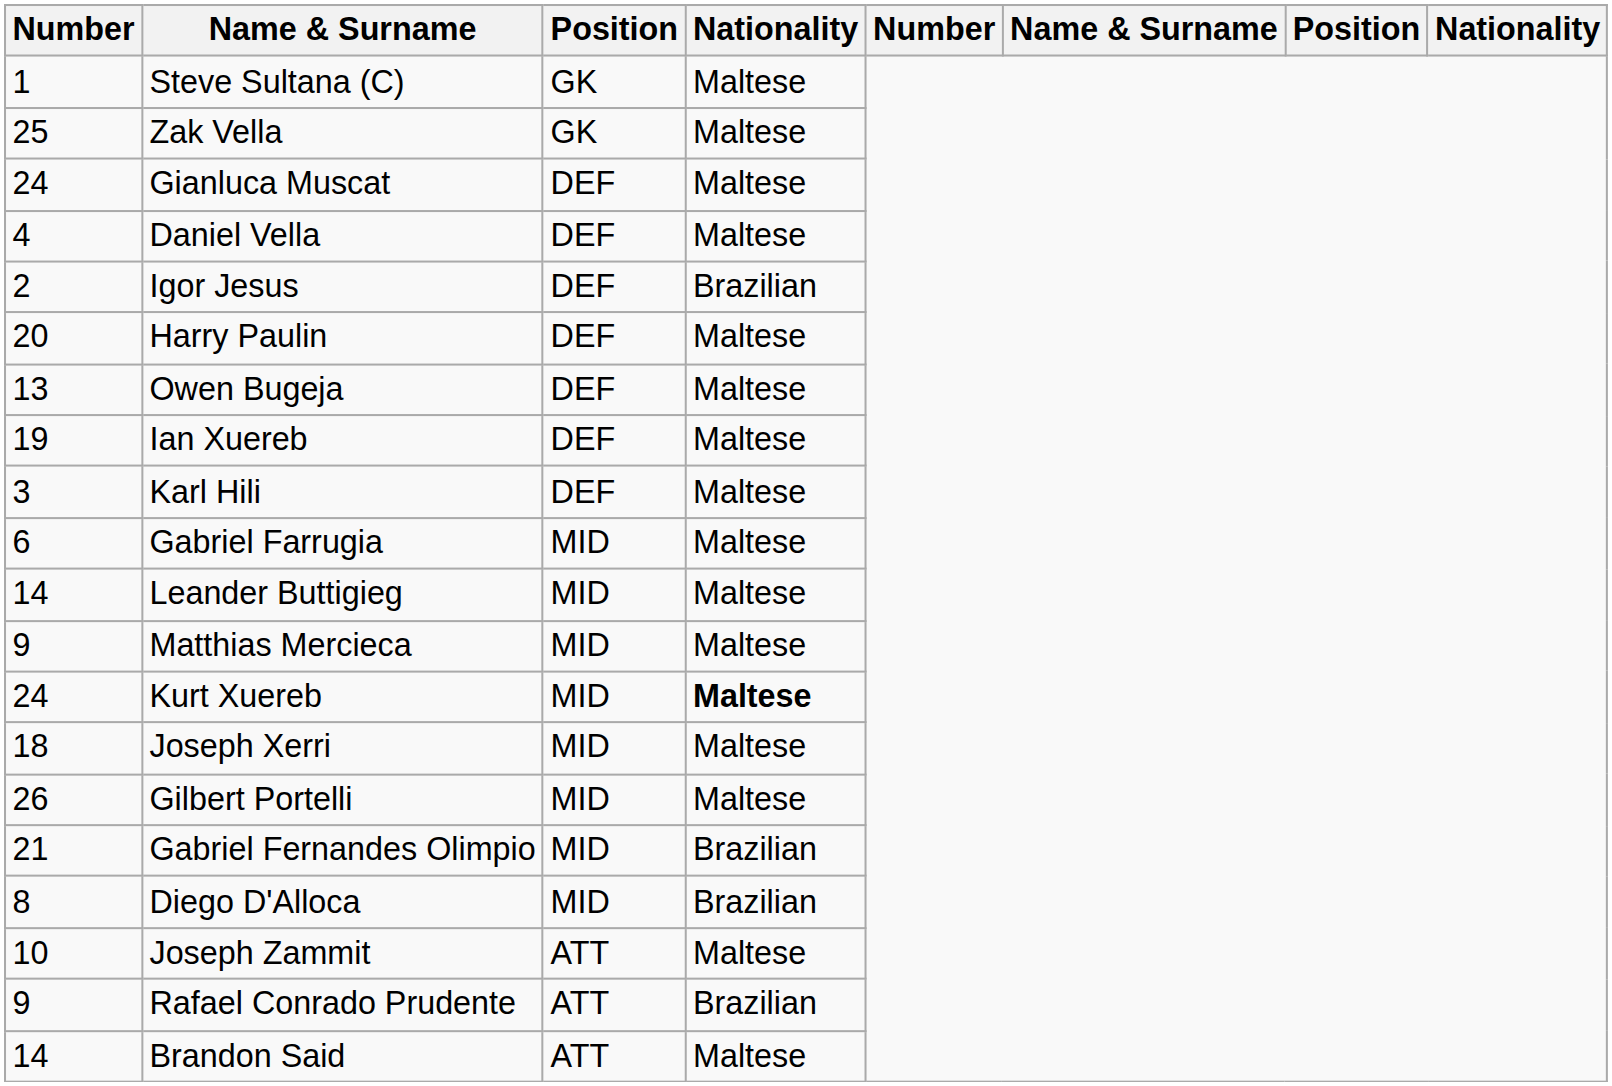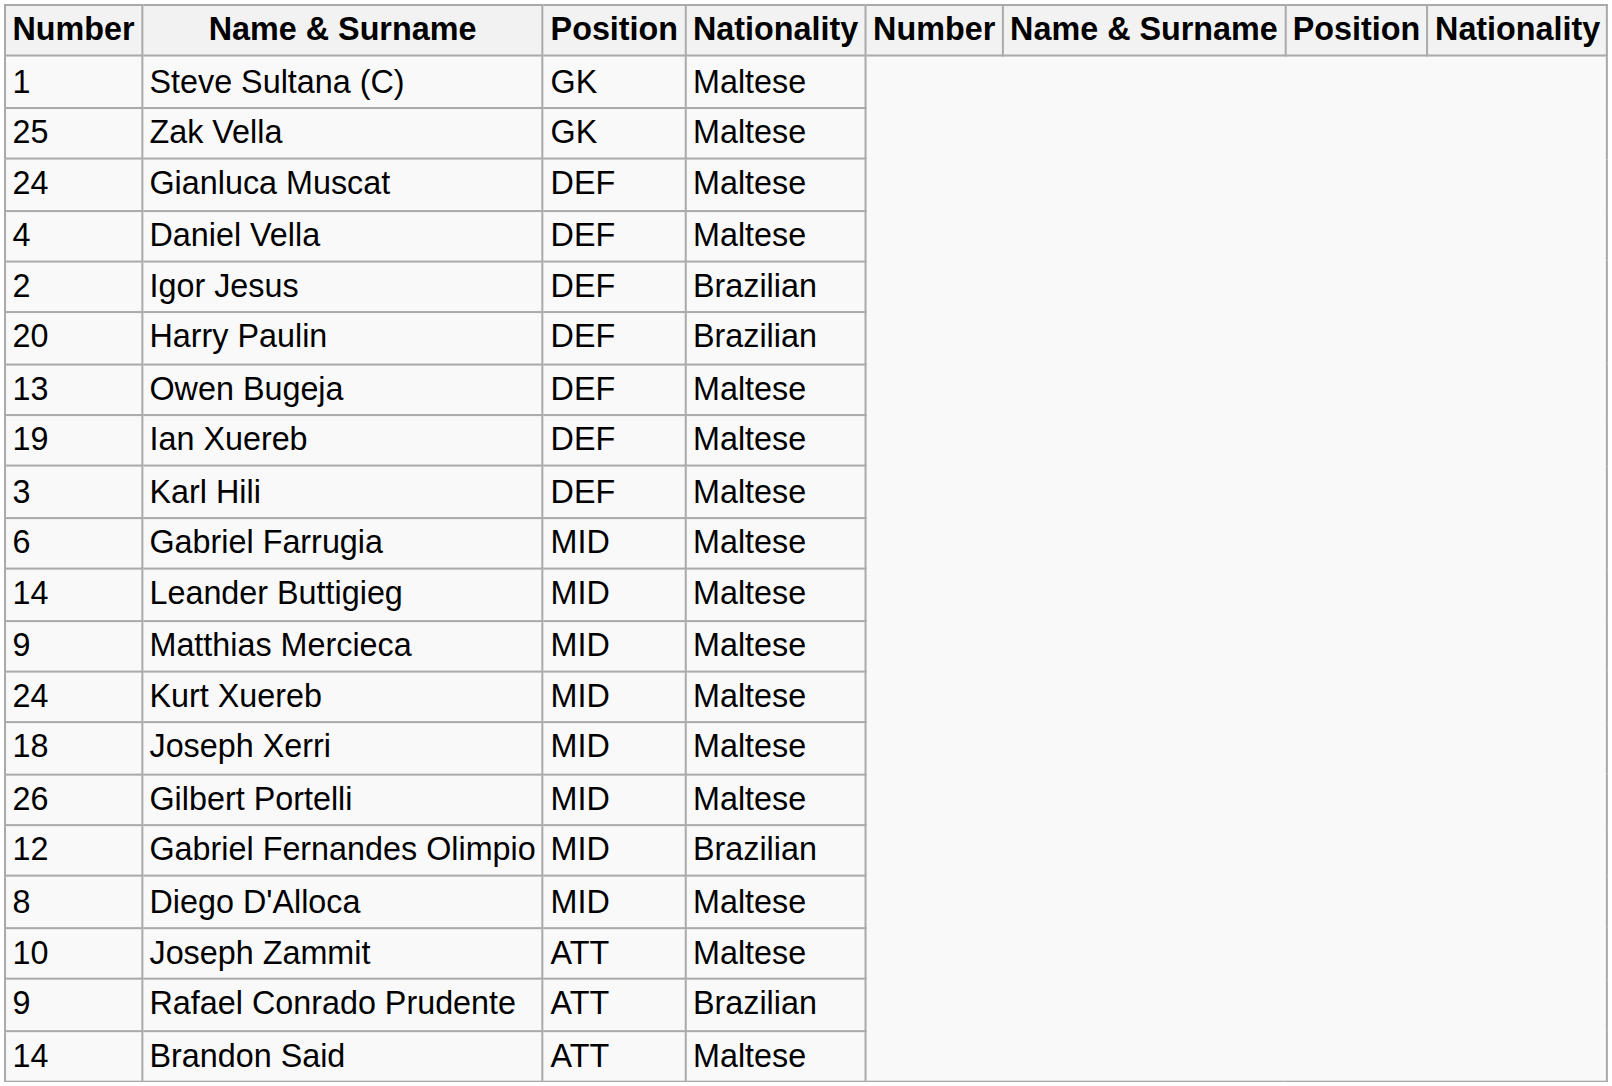(750, 337) Maltese -> (755, 337) Brazilian
(752, 696) bold -> (750, 696) normal
(30, 850) 21 -> (30, 850) 12
(755, 901) Brazilian -> (750, 901) Maltese
